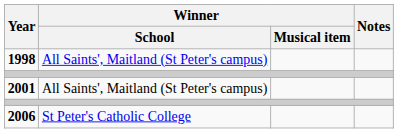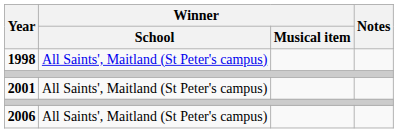(116, 116) St Peter's Catholic College -> (155, 116) All Saints', Maitland (St Peter's campus)
